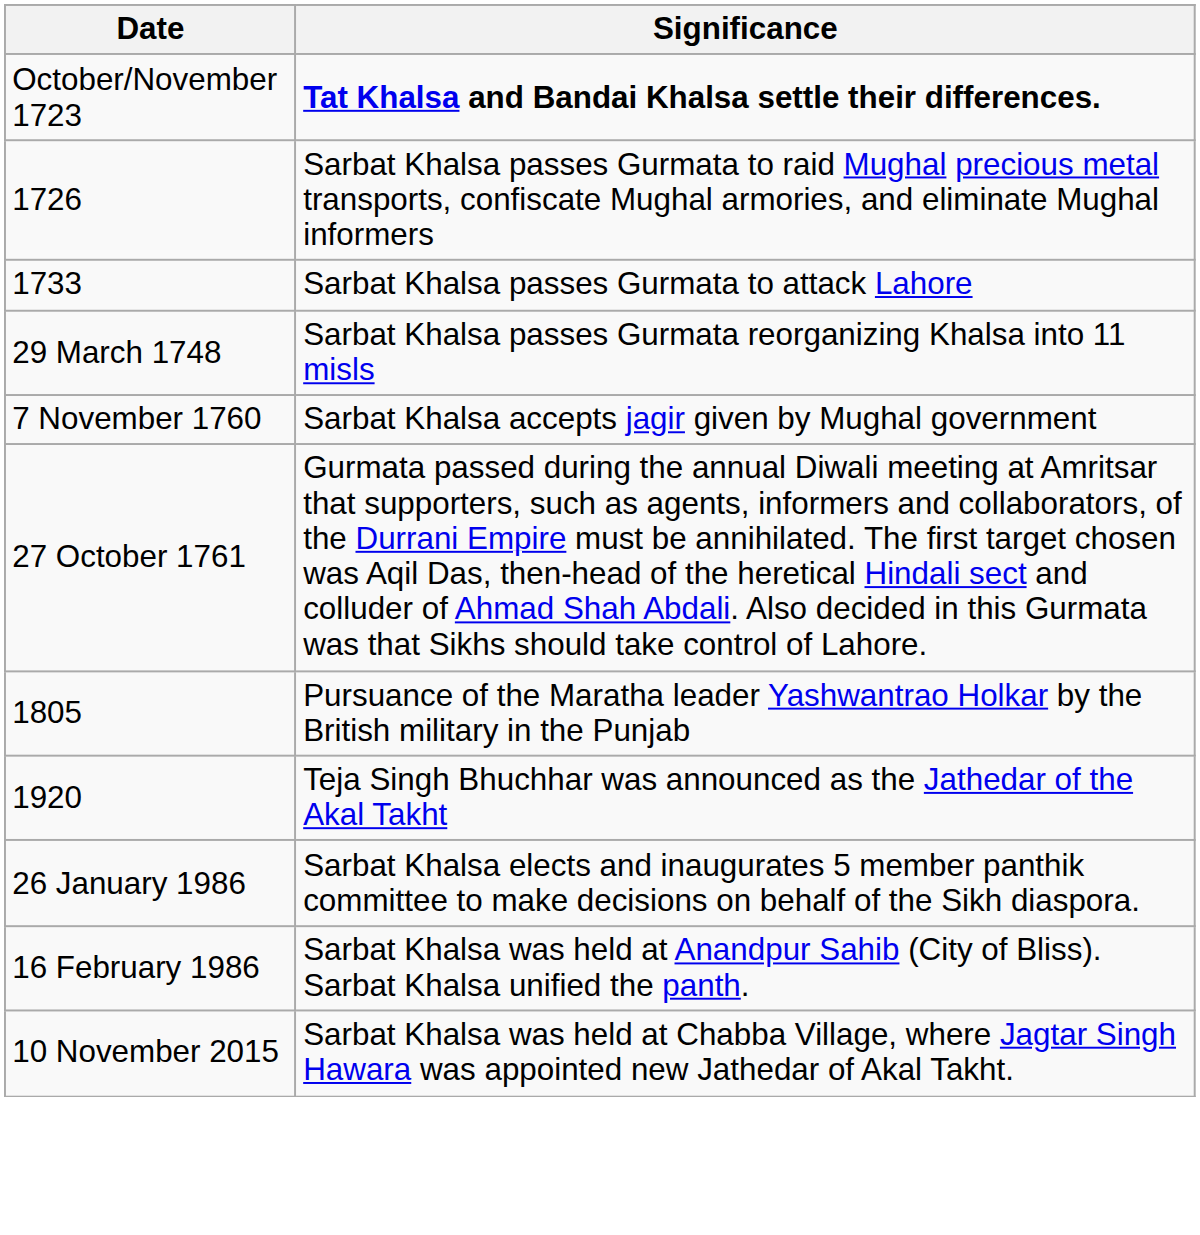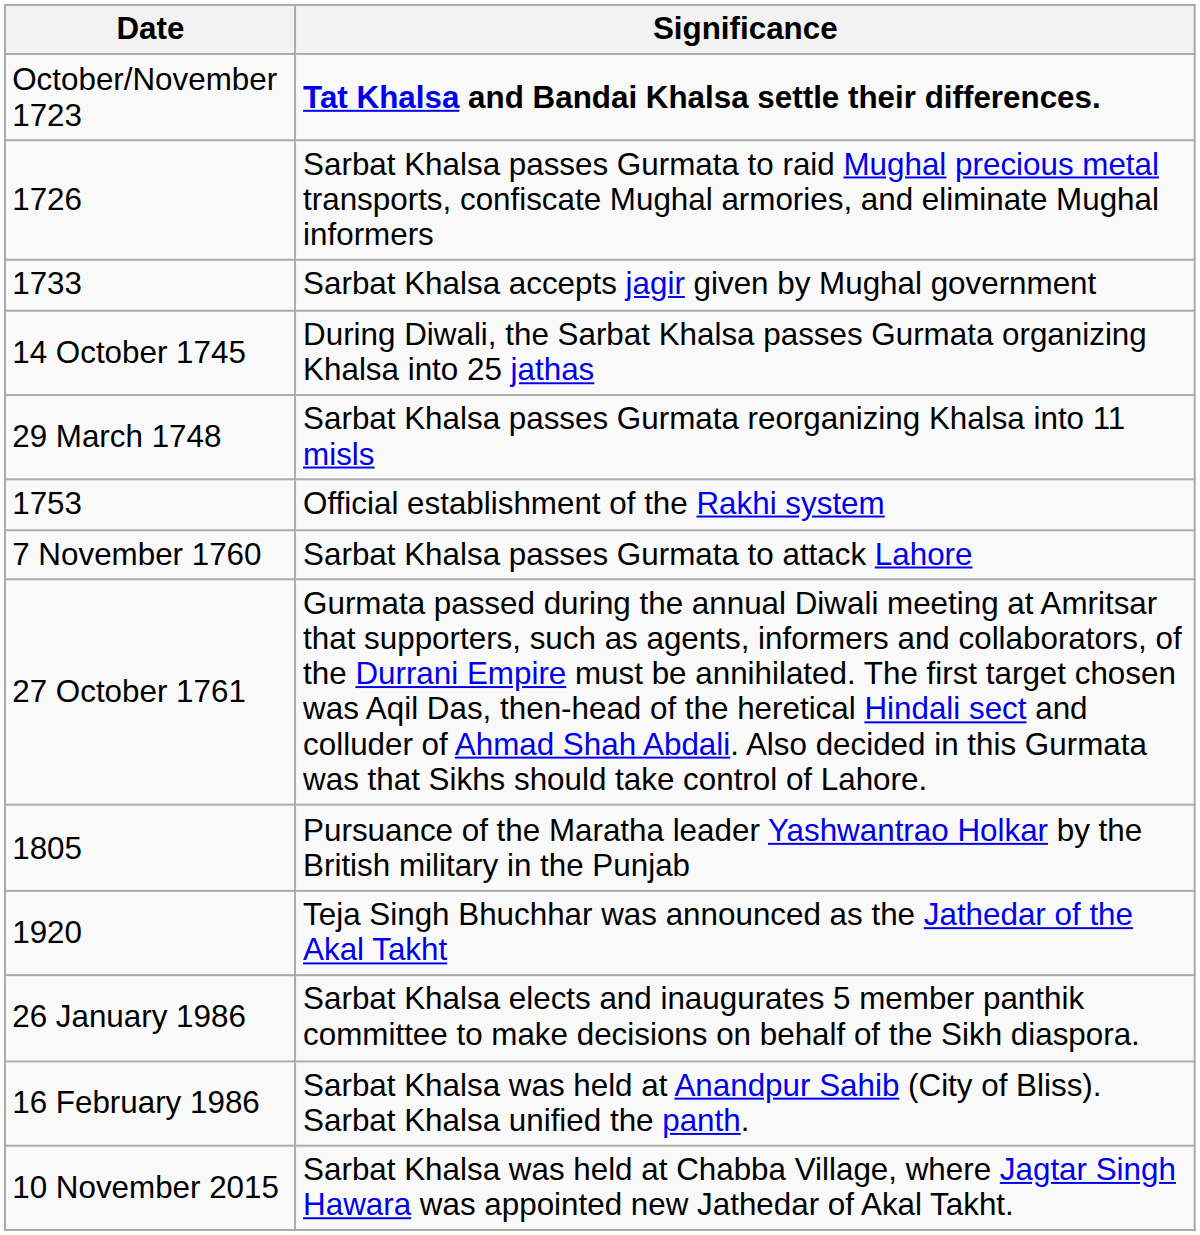(638, 284) Sarbat Khalsa passes Gurmata to attack Lahore -> (700, 284) Sarbat Khalsa accepts jagir given by Mughal government
+ row: (129, 351)
+ row: (47, 504)
(700, 419) Sarbat Khalsa accepts jagir given by Mughal government -> (638, 553) Sarbat Khalsa passes Gurmata to attack Lahore
